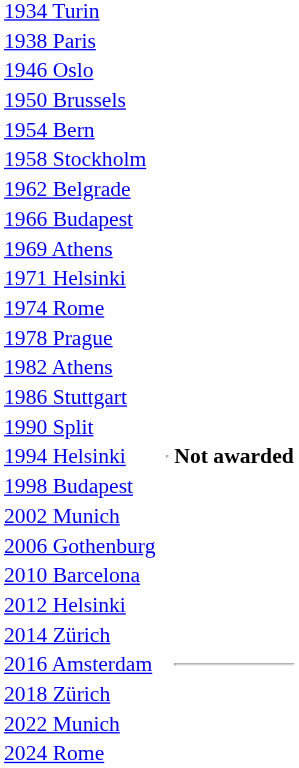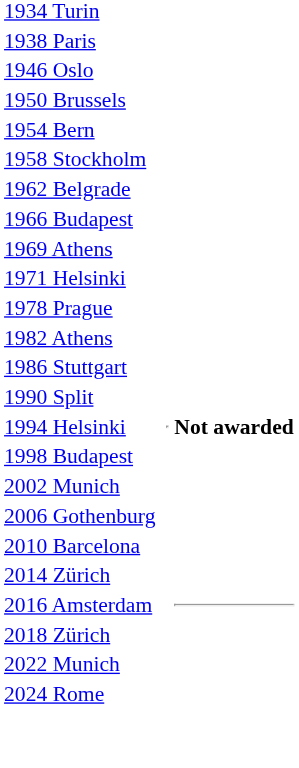- row: (54, 308)
- row: (65, 605)
